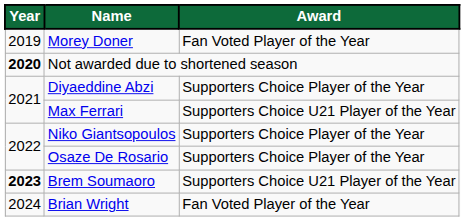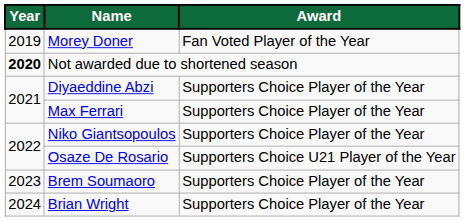(319, 111) Supporters Choice U21 Player of the Year -> (303, 111) Supporters Choice Player of the Year
(303, 158) Supporters Choice Player of the Year -> (319, 158) Supporters Choice U21 Player of the Year
(25, 181) bold -> (25, 181) normal
(319, 181) Supporters Choice U21 Player of the Year -> (303, 181) Supporters Choice Player of the Year
(276, 204) Fan Voted Player of the Year -> (303, 204) Supporters Choice Player of the Year
